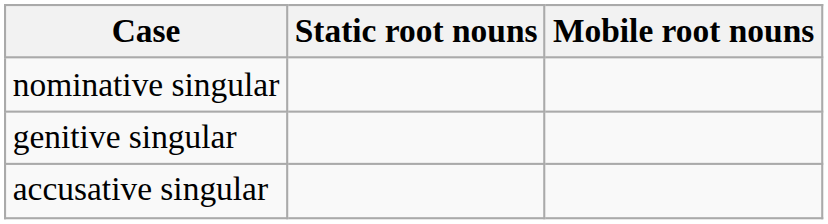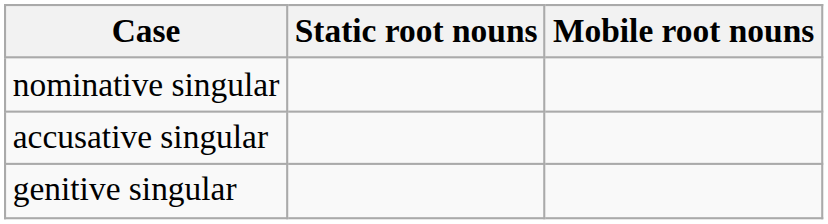rows swapped: (140, 190) <-> (125, 137)
